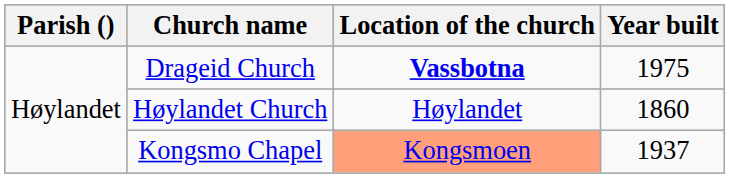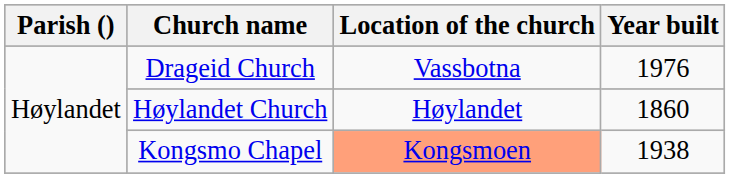(467, 67) bold -> (467, 67) normal
(663, 67) 1975 -> (663, 67) 1976
(663, 151) 1937 -> (663, 151) 1938
